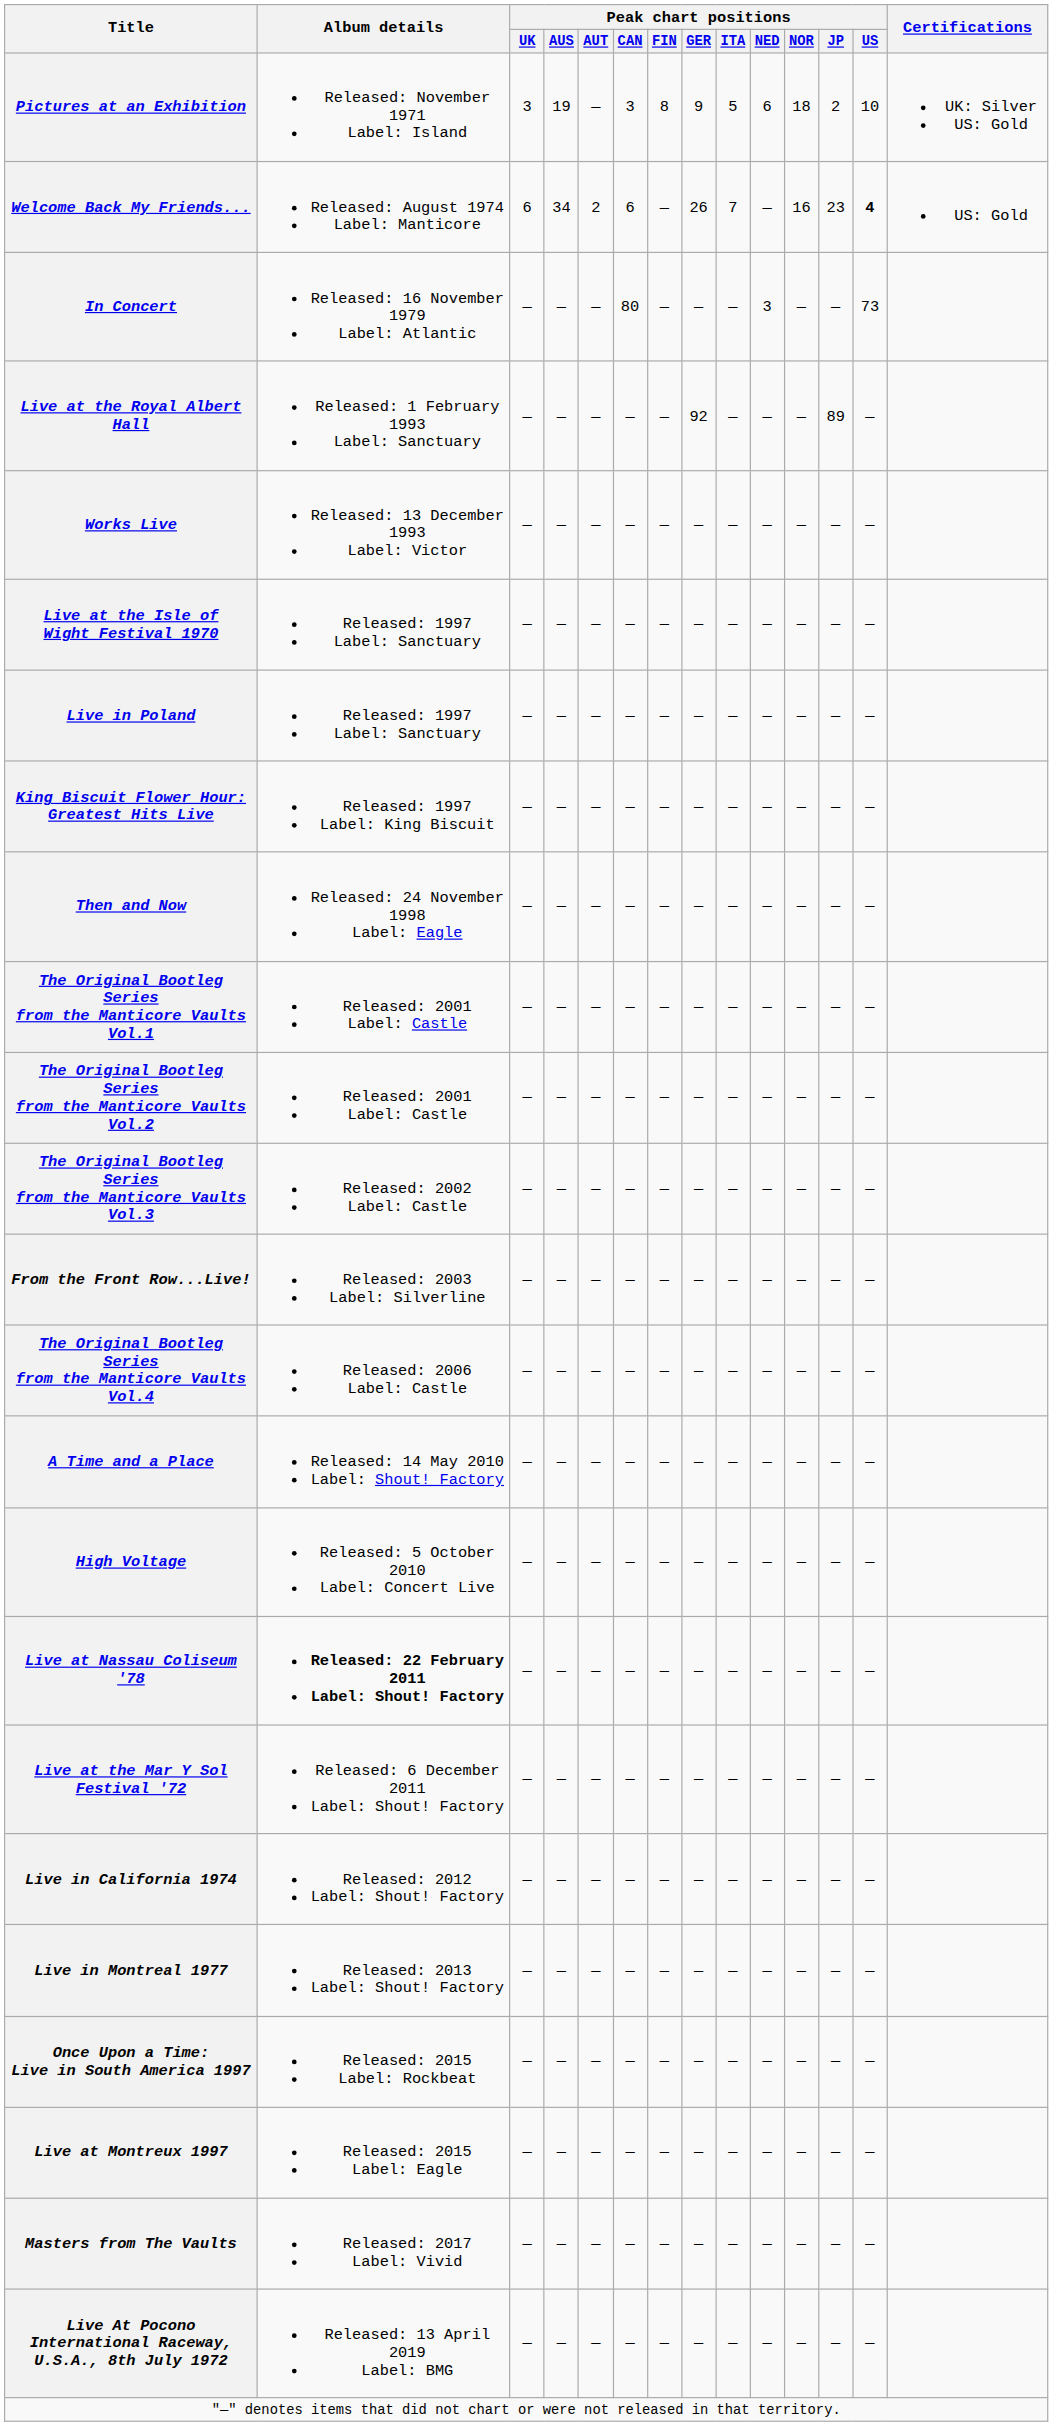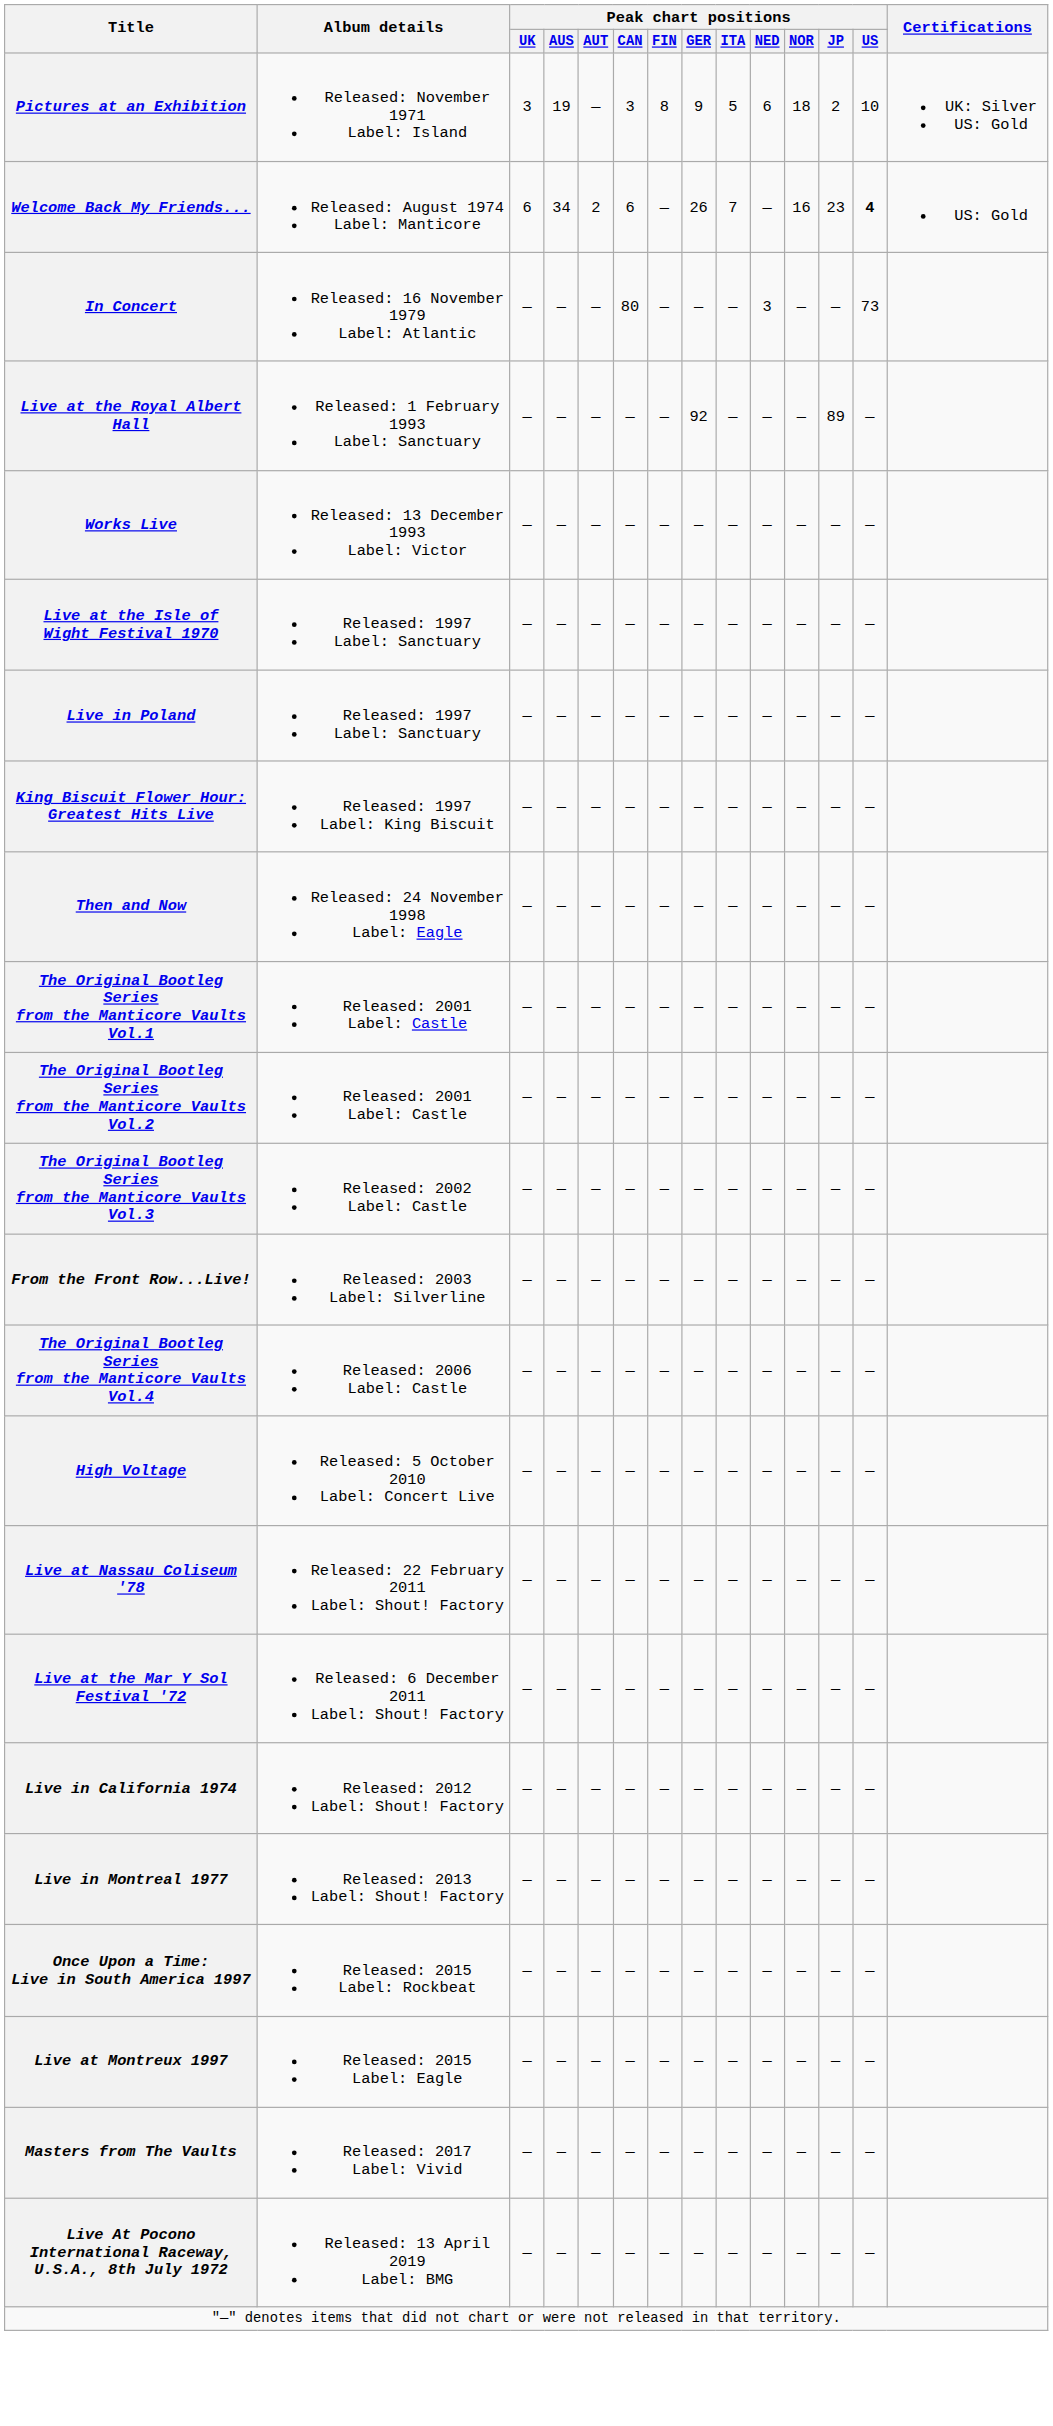- row: (131, 1462)
(384, 1680) bold -> (384, 1588) normal
